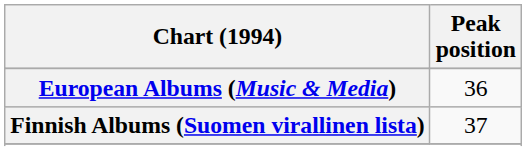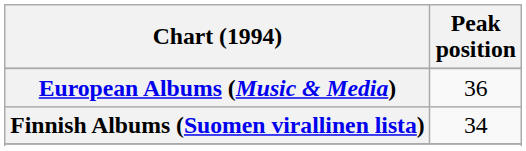(476, 125) 37 -> (476, 125) 34
